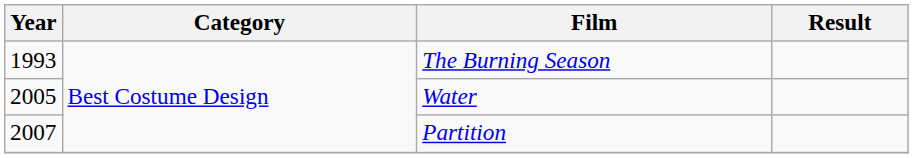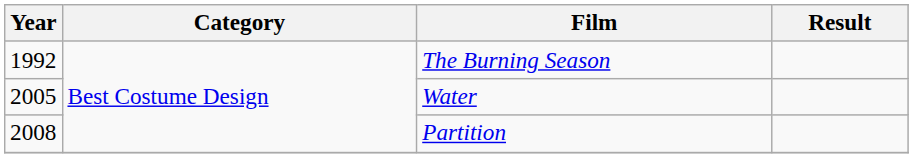(33, 59) 1993 -> (33, 59) 1992
(33, 133) 2007 -> (33, 133) 2008
